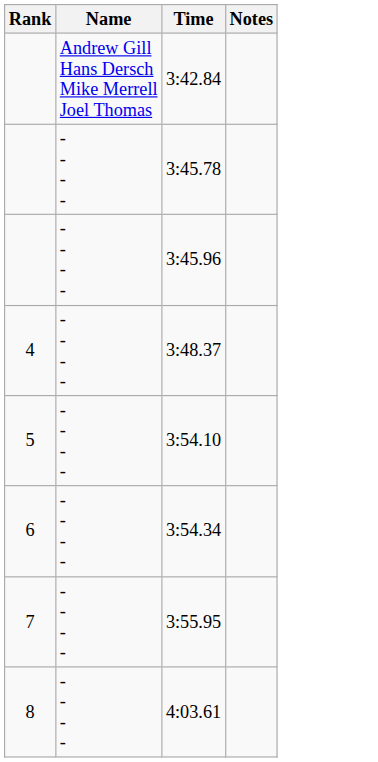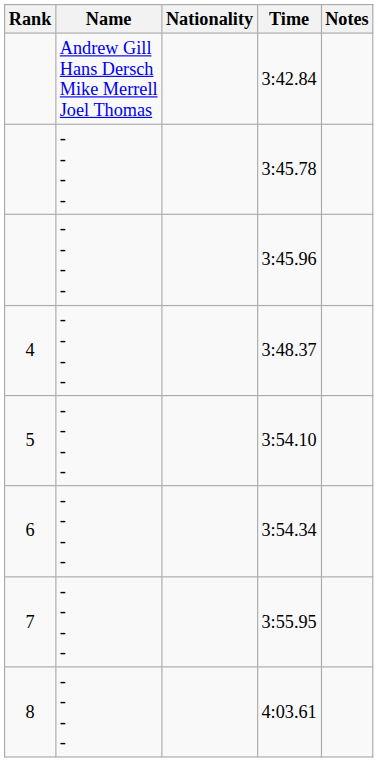+ column: (210, 18)
